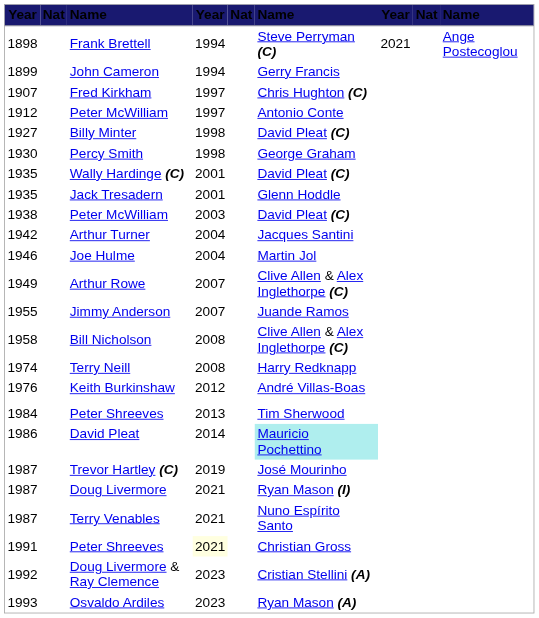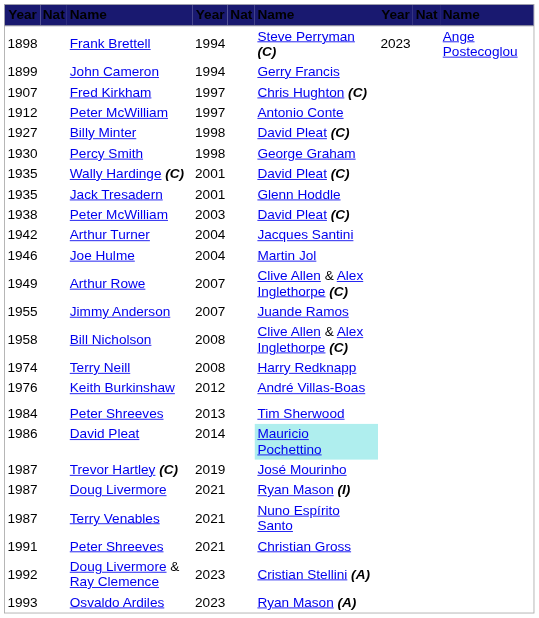(396, 44) 2021 -> (396, 44) 2023
(210, 546) lightyellow background -> (210, 546) no background
